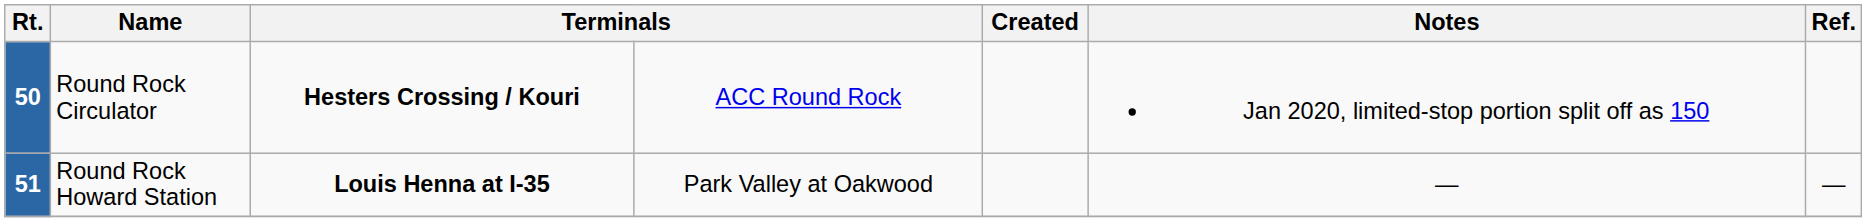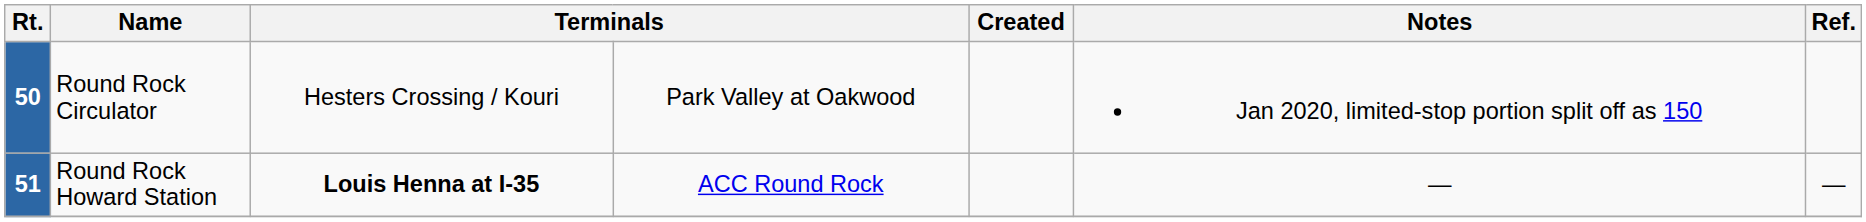(442, 97) bold -> (431, 97) normal
(808, 97) ACC Round Rock -> (791, 97) Park Valley at Oakwood
(808, 184) Park Valley at Oakwood -> (791, 184) ACC Round Rock
